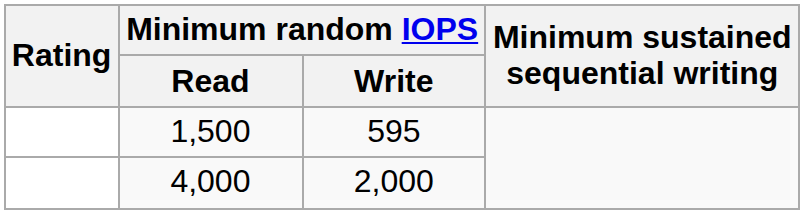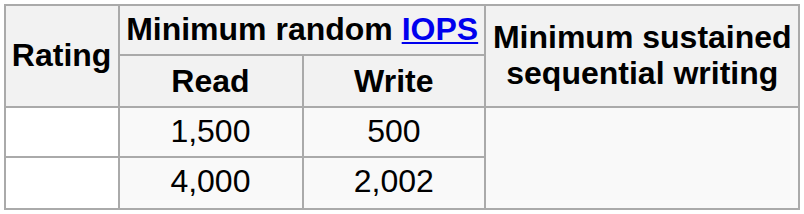(394, 131) 595 -> (394, 131) 500
(394, 182) 2,000 -> (394, 182) 2,002
